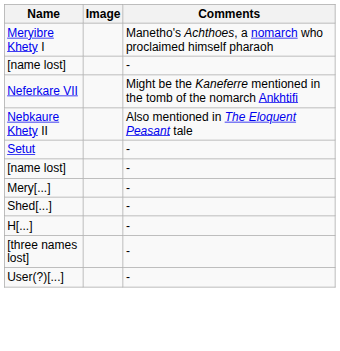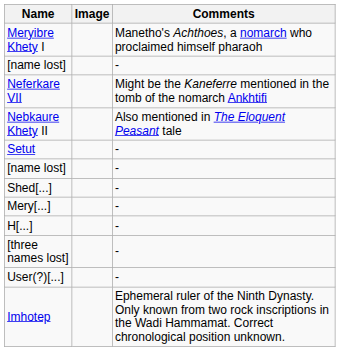rows swapped: (29, 187) <-> (29, 206)
+ row: (29, 316)
